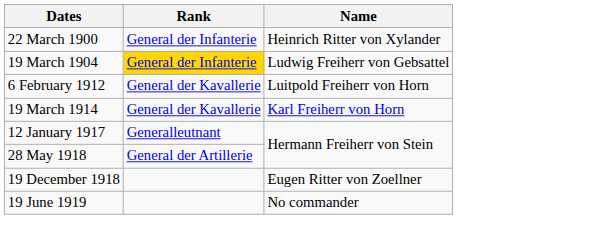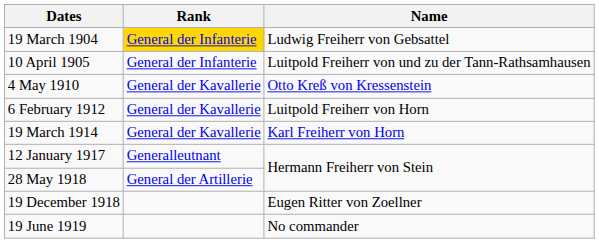- row: (53, 39)
+ row: (49, 62)
+ row: (43, 86)
